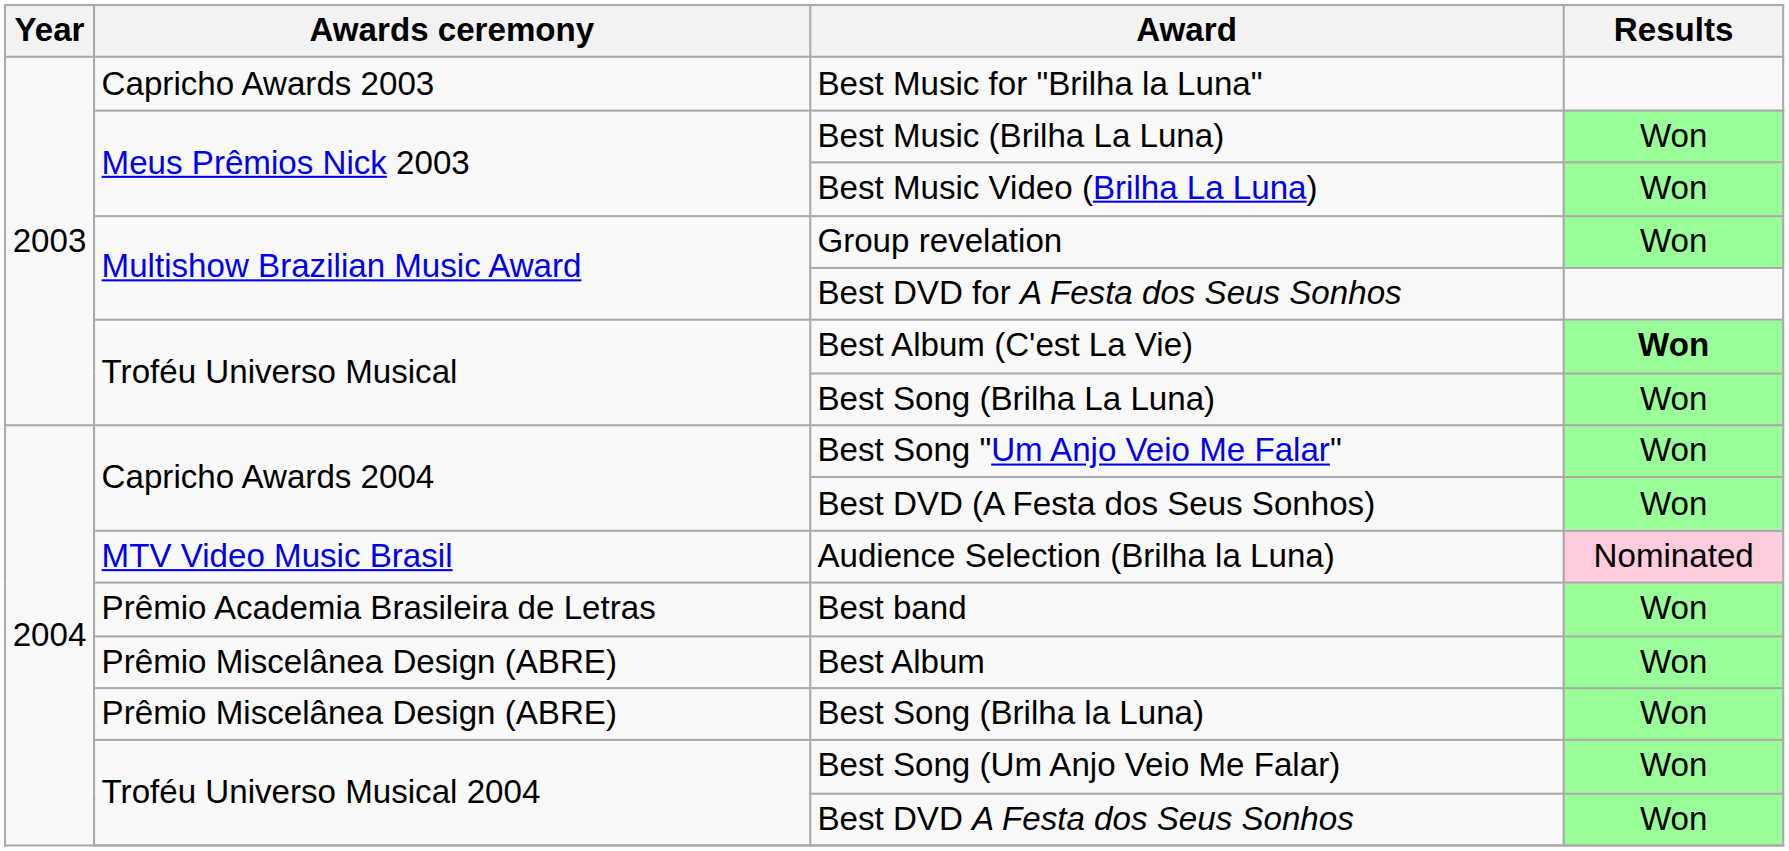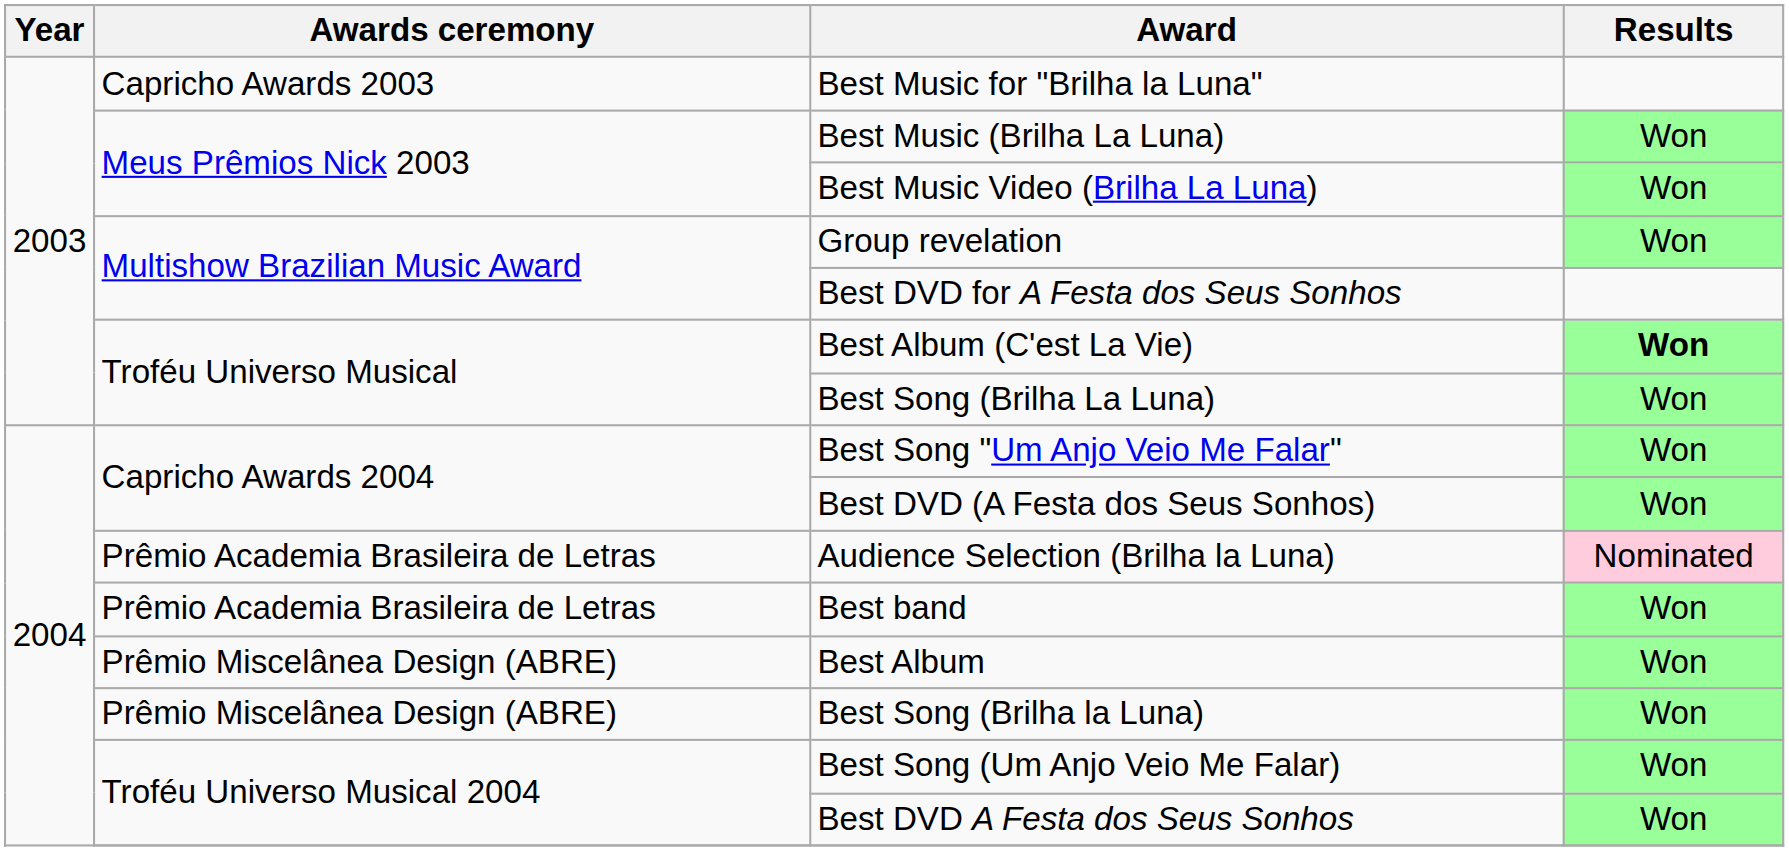(277, 556) MTV Video Music Brasil -> (379, 556) Prêmio Academia Brasileira de Letras
